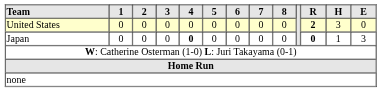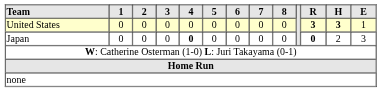(313, 25) 2 -> (313, 25) 3
(338, 25) normal -> (338, 25) bold
(363, 25) 0 -> (363, 25) 1
(338, 38) 1 -> (338, 38) 2
